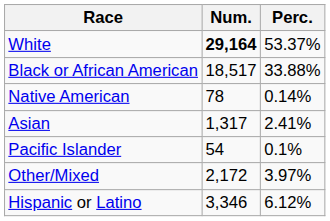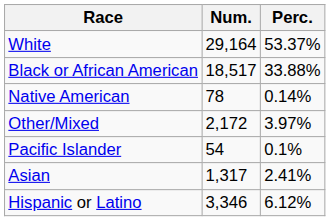(231, 44) bold -> (231, 44) normal
rows swapped: (29, 123) <-> (54, 176)
